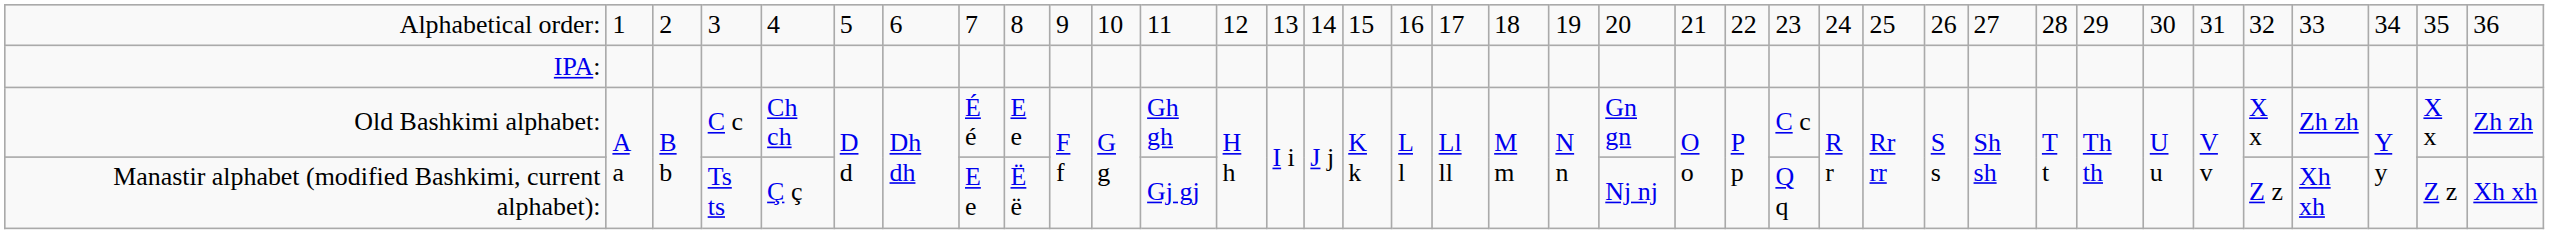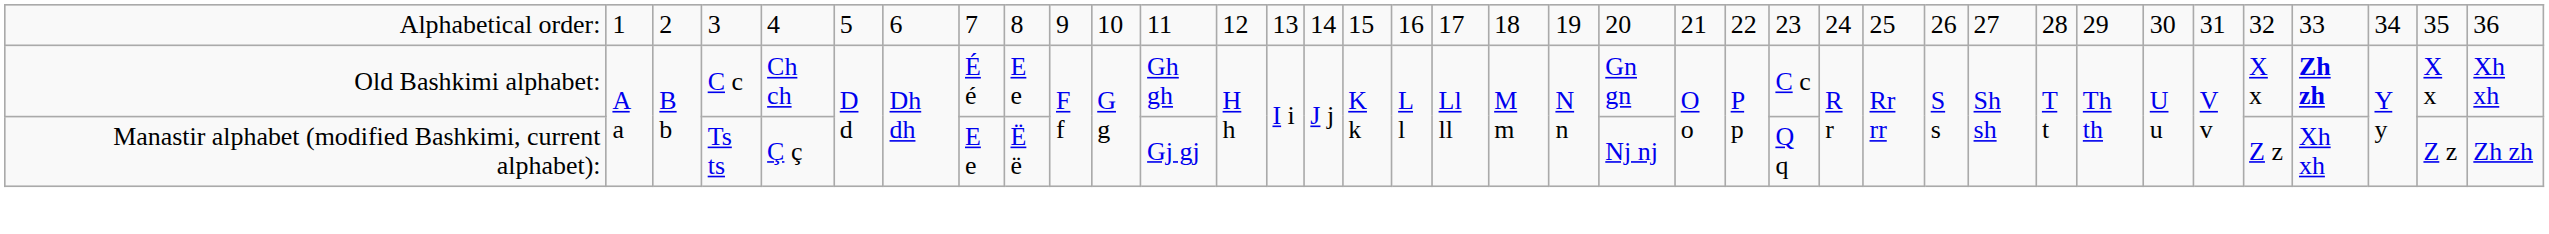- row: (577, 66)
(2329, 121) normal -> (2315, 80) bold
(2503, 121) Zh zh -> (2489, 80) Xh xh
(2505, 192) Xh xh -> (2503, 151) Zh zh
